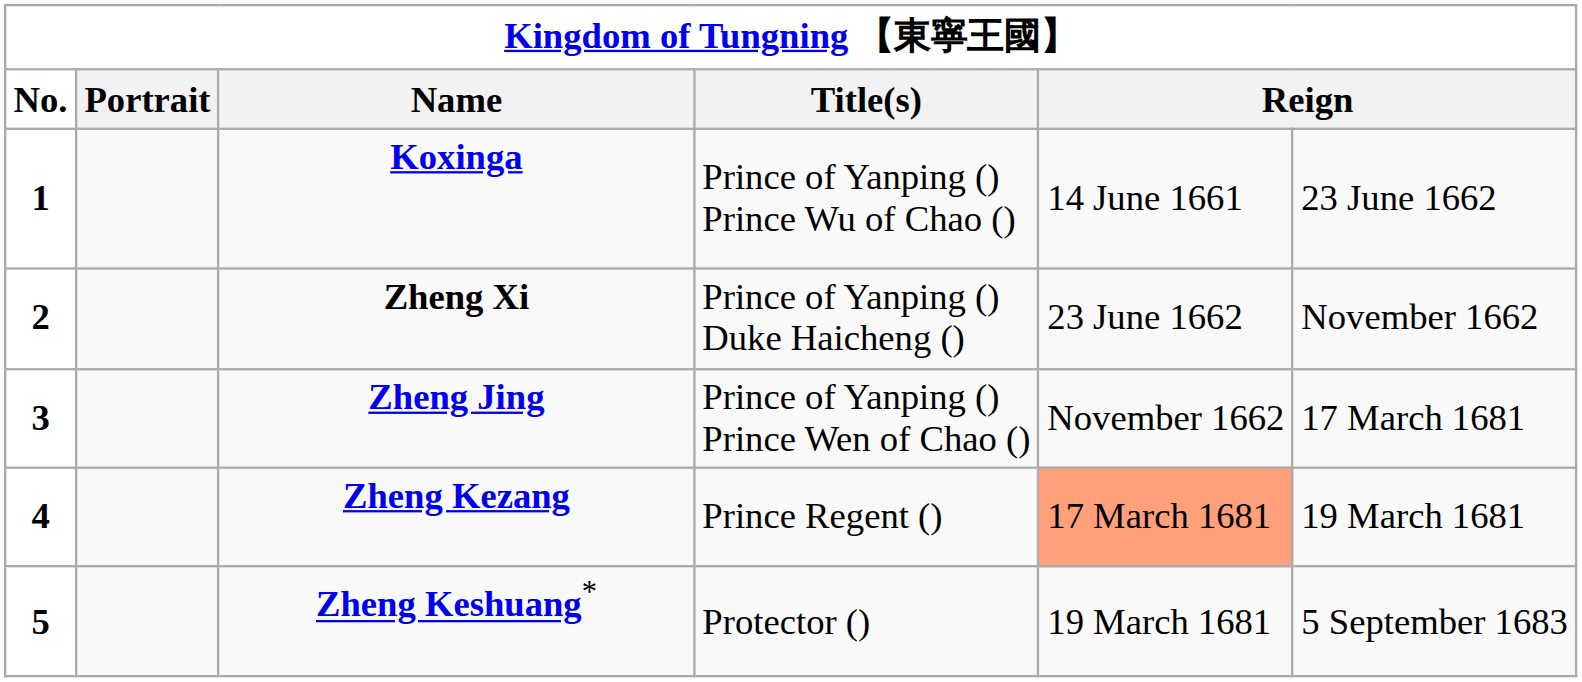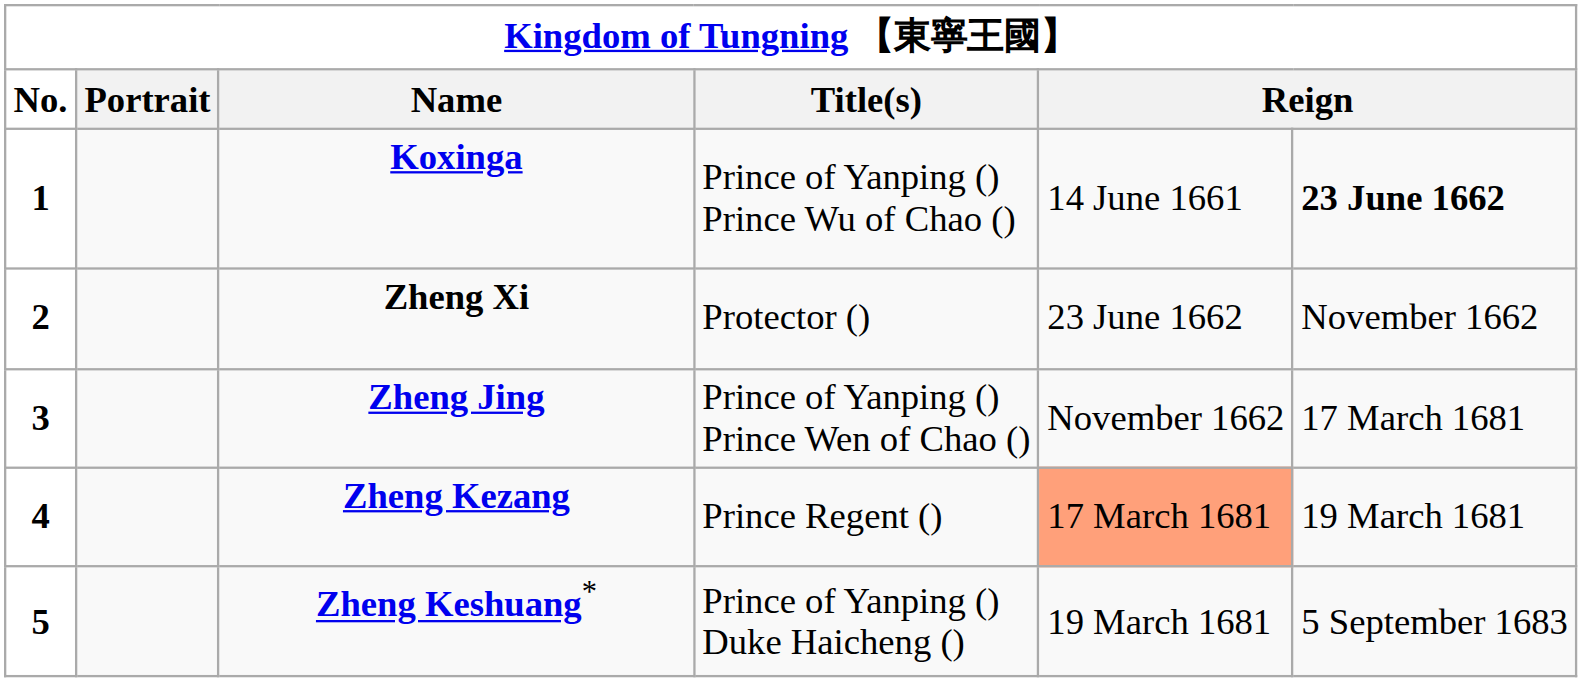(1399, 197) normal -> (1403, 197) bold
(851, 317) Prince of Yanping () Duke Haicheng () -> (786, 317) Protector ()
(786, 620) Protector () -> (851, 620) Prince of Yanping () Duke Haicheng ()
